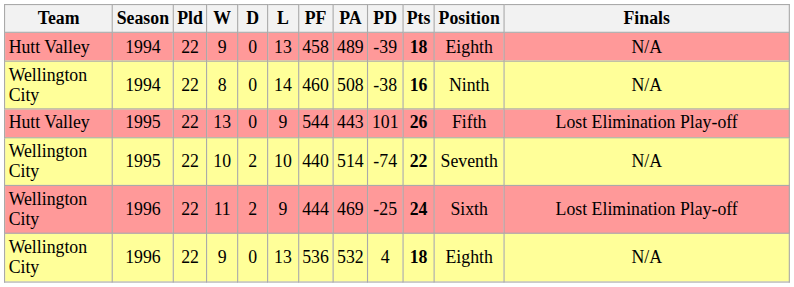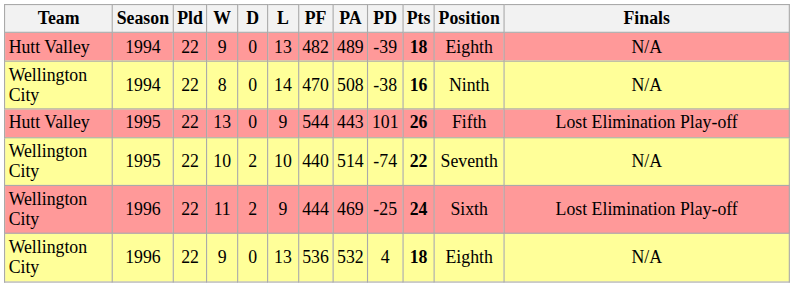(316, 46) 458 -> (316, 46) 482
(316, 84) 460 -> (316, 84) 470
